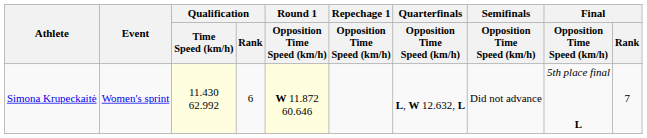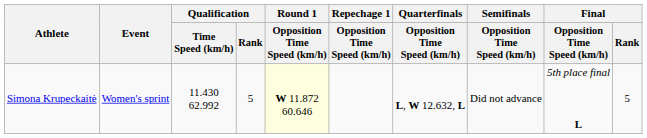(204, 99) lightyellow background -> (204, 99) no background
(250, 99) 6 -> (250, 99) 5
(627, 99) 7 -> (627, 99) 5
